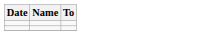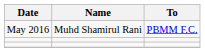+ row: (28, 29)
